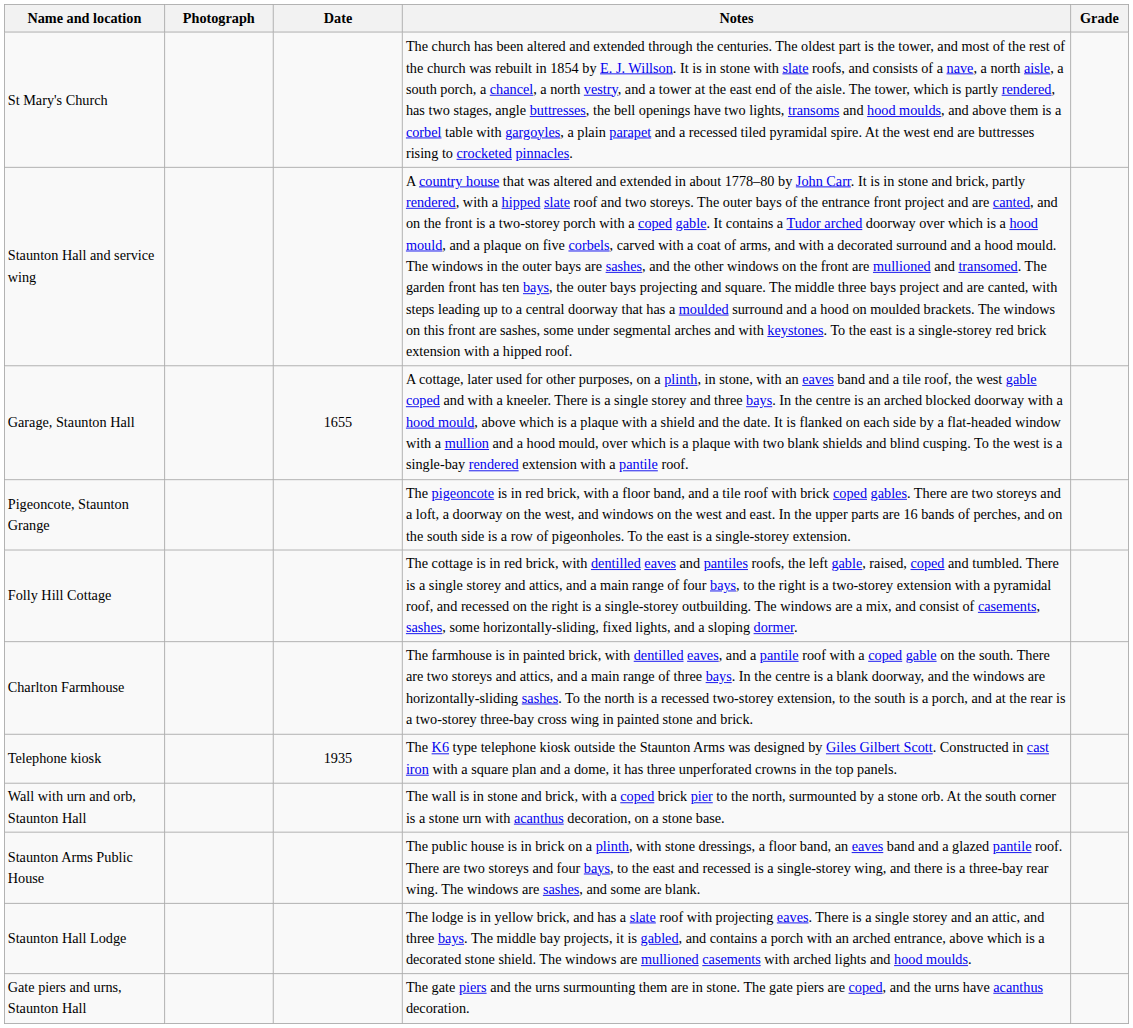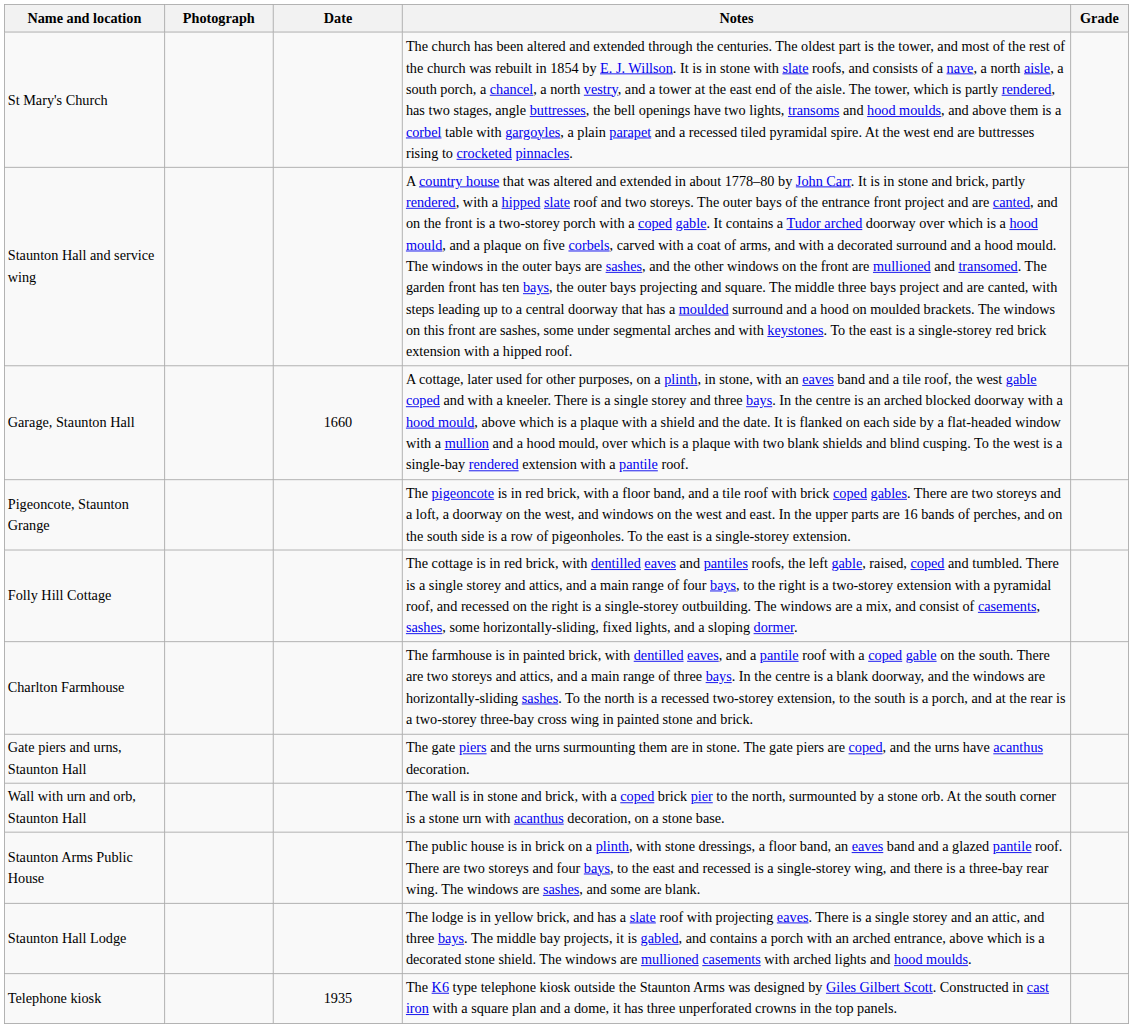(338, 422) 1655 -> (338, 422) 1660
rows swapped: (65, 998) <-> (54, 758)
